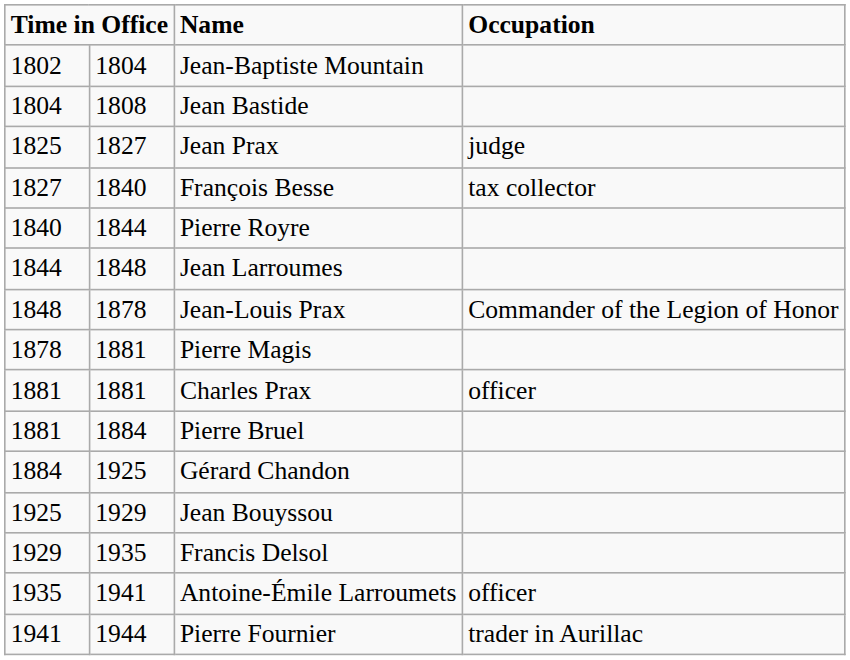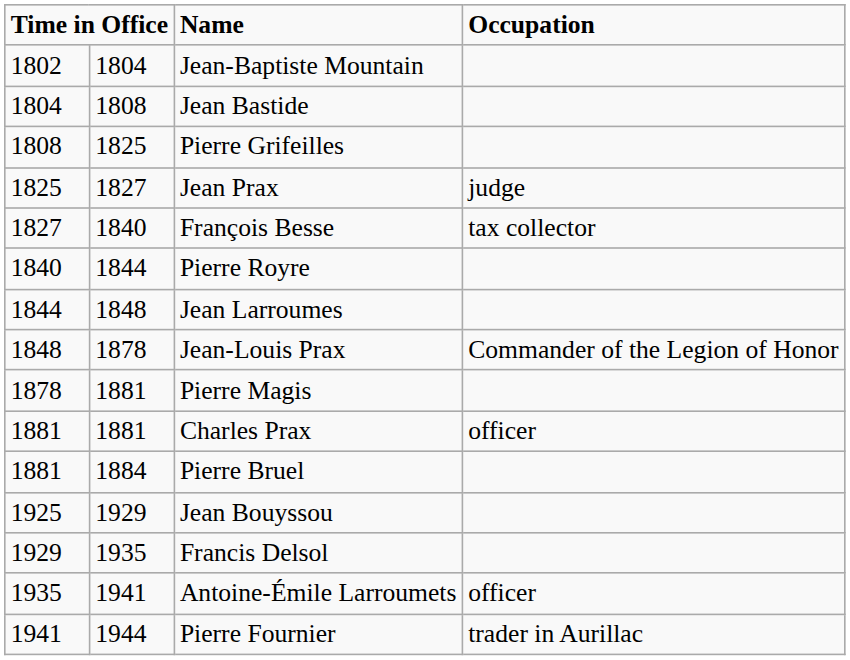+ row: (262, 146)
- row: (265, 471)
